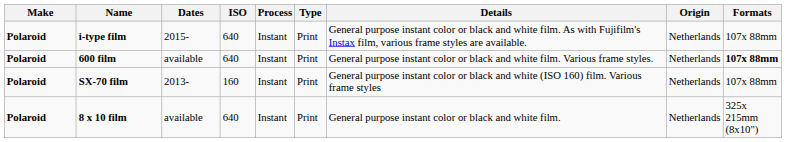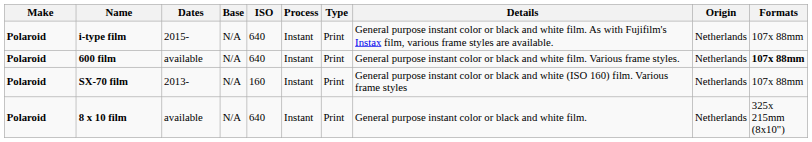+ column: (233, 13)
